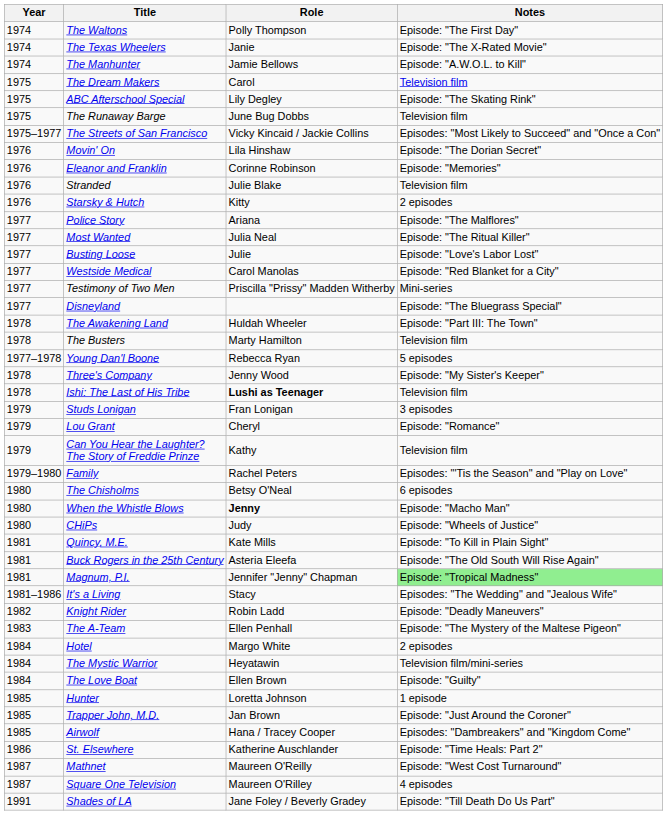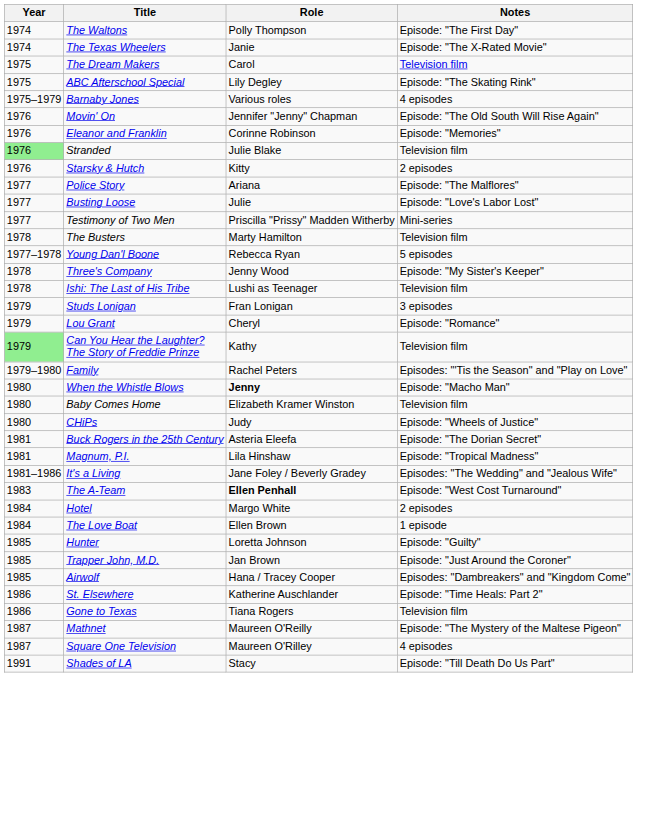- row: (103, 64)
- row: (116, 116)
+ row: (103, 99)
- row: (137, 133)
(259, 151) Lila Hinshaw -> (293, 116) Jennifer "Jenny" Chapman
(470, 151) Episode: "The Dorian Secret" -> (499, 116) Episode: "The Old South Will Rise Again"
(19, 185) no background -> (19, 151) lightgreen background
- row: (98, 237)
- row: (109, 271)
- row: (93, 306)
- row: (117, 323)
(276, 392) bold -> (273, 289) normal
(19, 450) no background -> (19, 347) lightgreen background
- row: (103, 491)
+ row: (113, 404)
- row: (97, 543)
(499, 560) Episode: "The Old South Will Rise Again" -> (470, 439) Episode: "The Dorian Secret"
(293, 577) Jennifer "Jenny" Chapman -> (259, 456) Lila Hinshaw
(469, 577) lightgreen background -> (469, 456) no background
(242, 594) Stacy -> (297, 473) Jane Foley / Beverly Gradey
- row: (96, 612)
(260, 629) normal -> (262, 491) bold
(510, 629) Episode: "The Mystery of the Maltese Pigeon" -> (481, 491) Episode: "West Cost Turnaround"
- row: (112, 663)
(440, 681) Episode: "Guilty" -> (423, 525) 1 episode
(423, 698) 1 episode -> (440, 543) Episode: "Guilty"
+ row: (102, 612)
(481, 767) Episode: "West Cost Turnaround" -> (510, 629) Episode: "The Mystery of the Maltese Pigeon"
(297, 801) Jane Foley / Beverly Gradey -> (242, 663) Stacy
